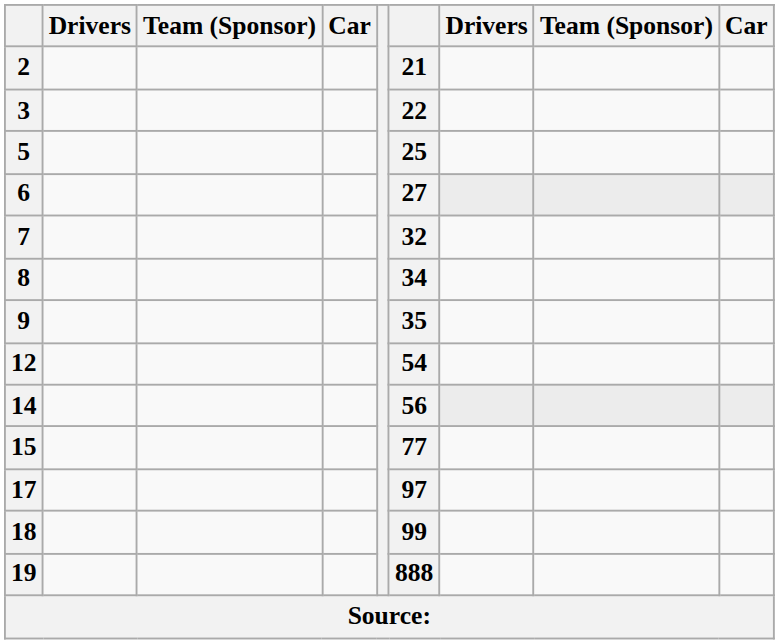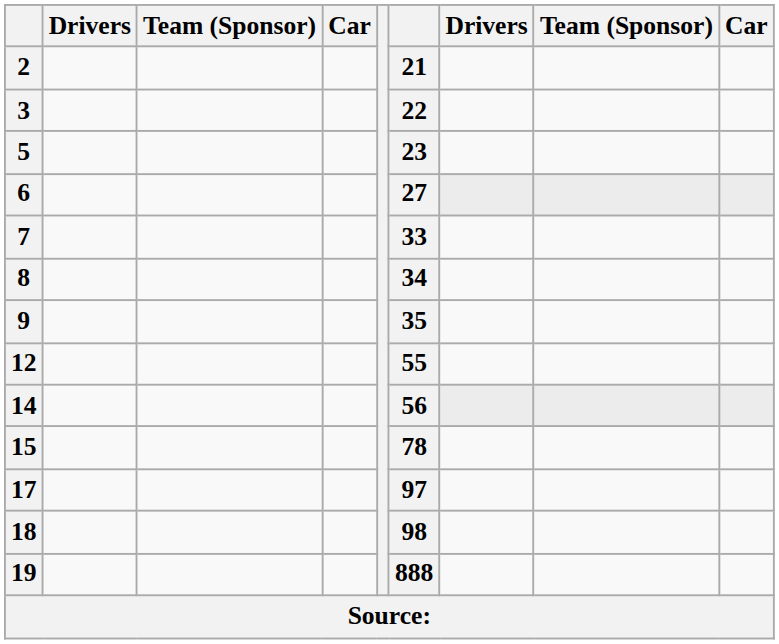(414, 151) 25 -> (414, 151) 23
(414, 236) 32 -> (414, 236) 33
(414, 362) 54 -> (414, 362) 55
(414, 447) 77 -> (414, 447) 78
(414, 531) 99 -> (414, 531) 98
